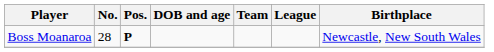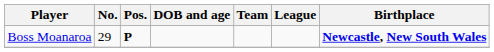(104, 36) 28 -> (104, 36) 29
(402, 36) normal -> (404, 36) bold
